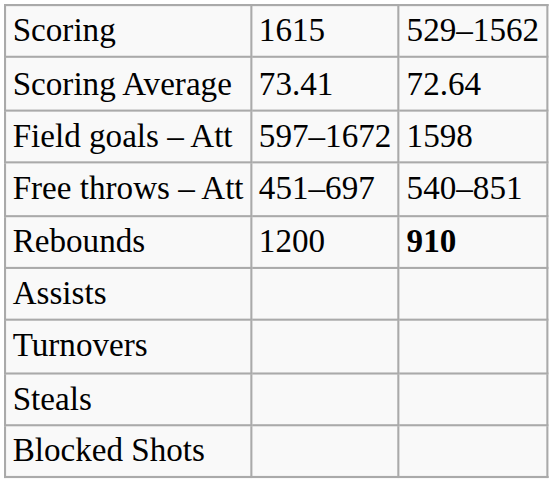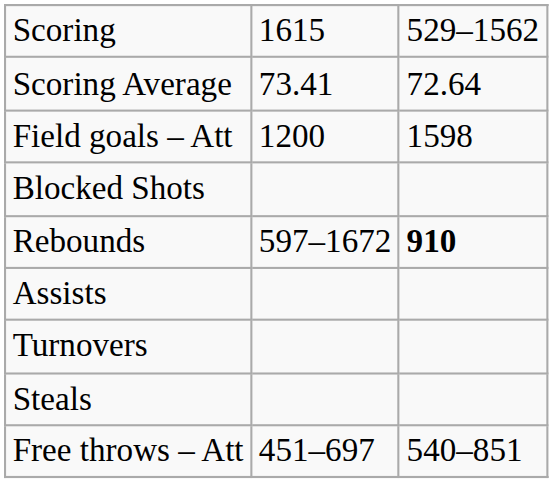(325, 135) 597–1672 -> (292, 135) 1200
rows swapped: (128, 188) <-> (109, 450)
(292, 240) 1200 -> (325, 240) 597–1672
